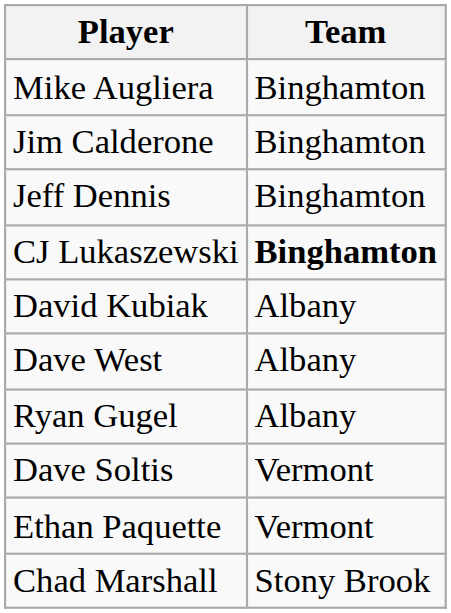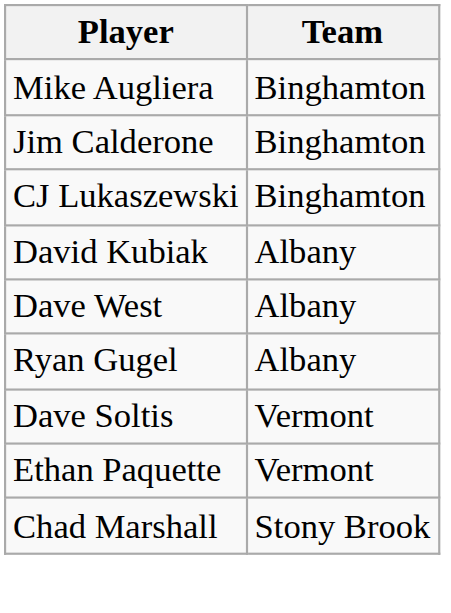- row: (92, 196)
(346, 251) bold -> (340, 196) normal
